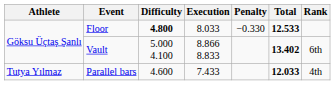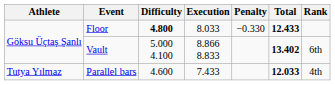(285, 28) 12.533 -> (285, 28) 12.433
